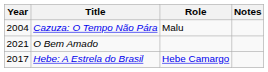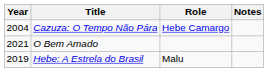(173, 28) Malu -> (196, 28) Hebe Camargo
(18, 59) 2017 -> (18, 59) 2019
(196, 59) Hebe Camargo -> (173, 59) Malu
